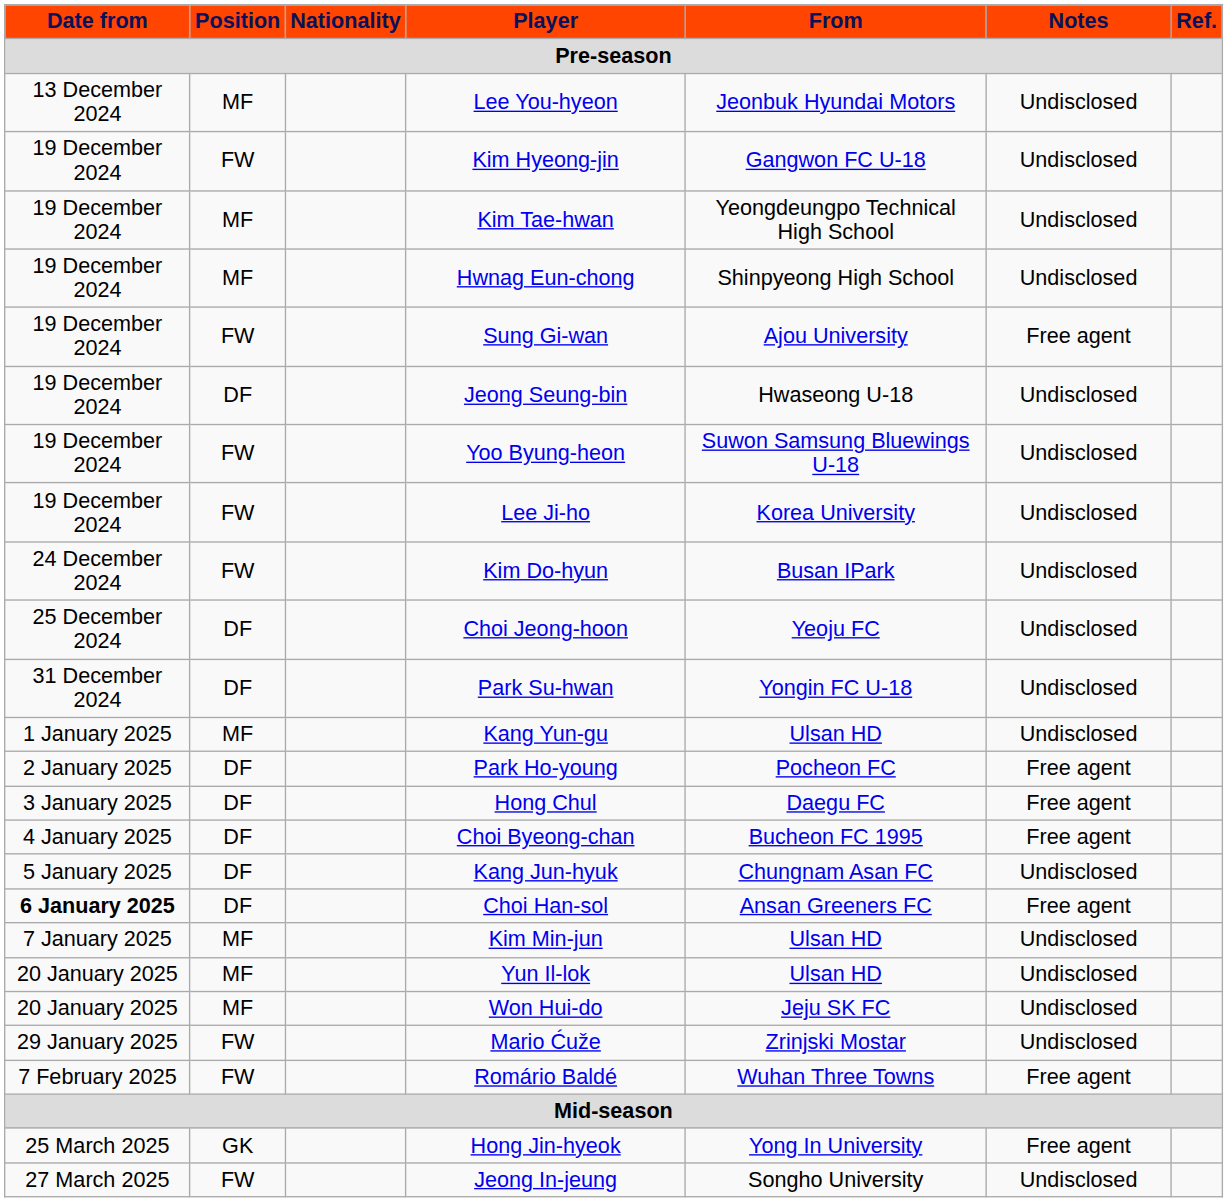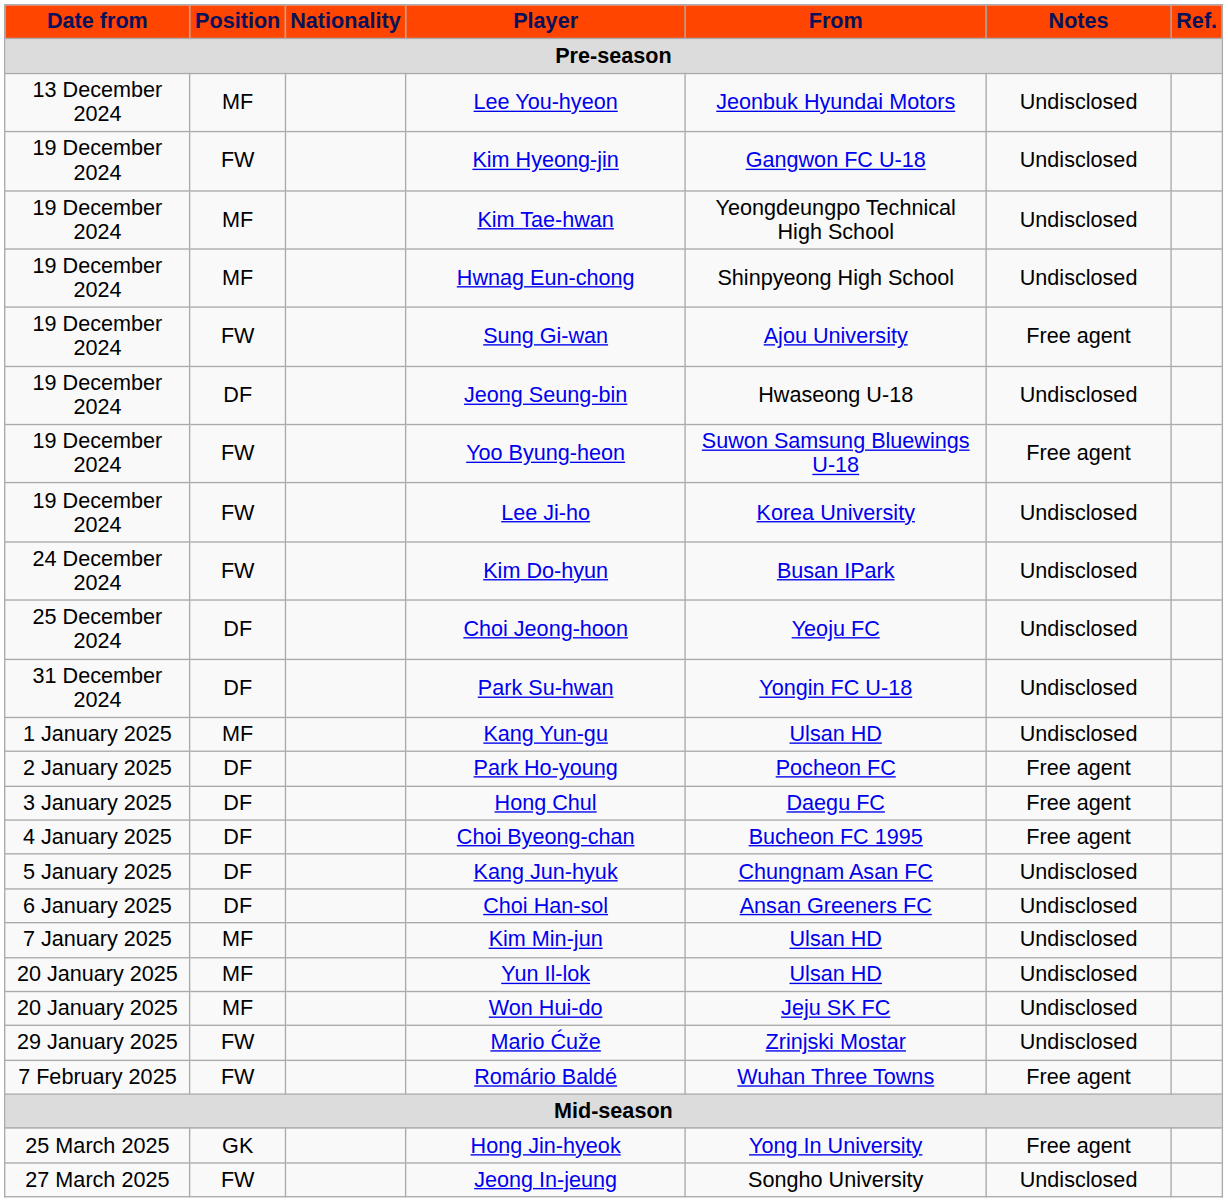(1079, 453) Undisclosed -> (1079, 453) Free agent
(97, 905) bold -> (97, 905) normal
(1079, 905) Free agent -> (1079, 905) Undisclosed
